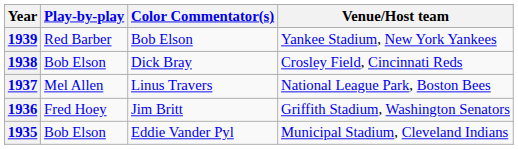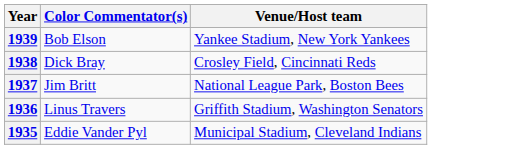- column: (84, 16)
(172, 86) Linus Travers -> (70, 86) Jim Britt
(157, 109) Jim Britt -> (85, 109) Linus Travers
